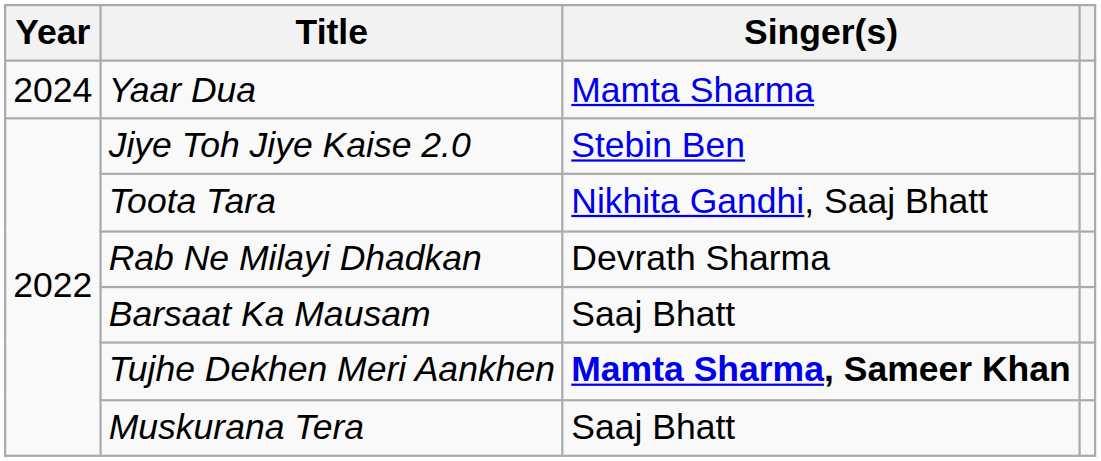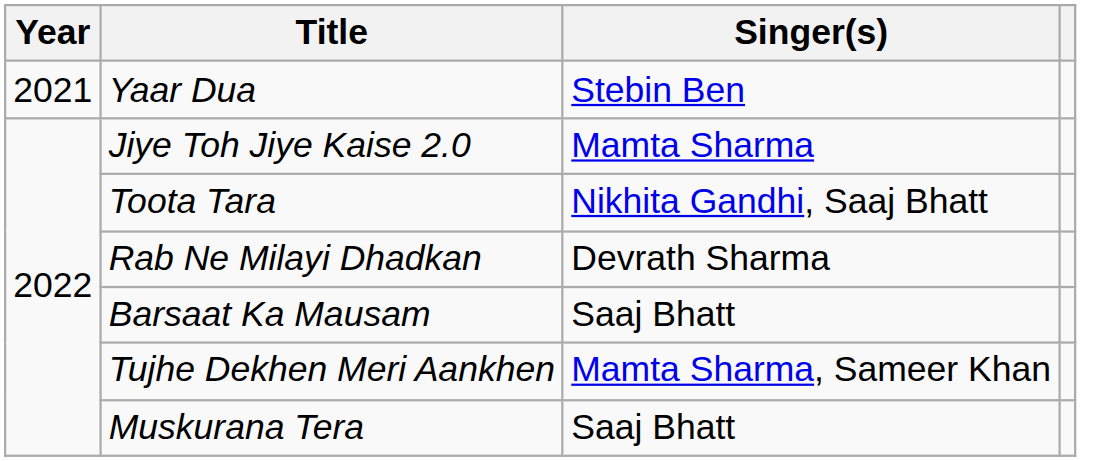(53, 88) 2024 -> (53, 88) 2021
(693, 88) Mamta Sharma -> (658, 88) Stebin Ben
(658, 145) Stebin Ben -> (693, 145) Mamta Sharma
(821, 370) bold -> (811, 370) normal
